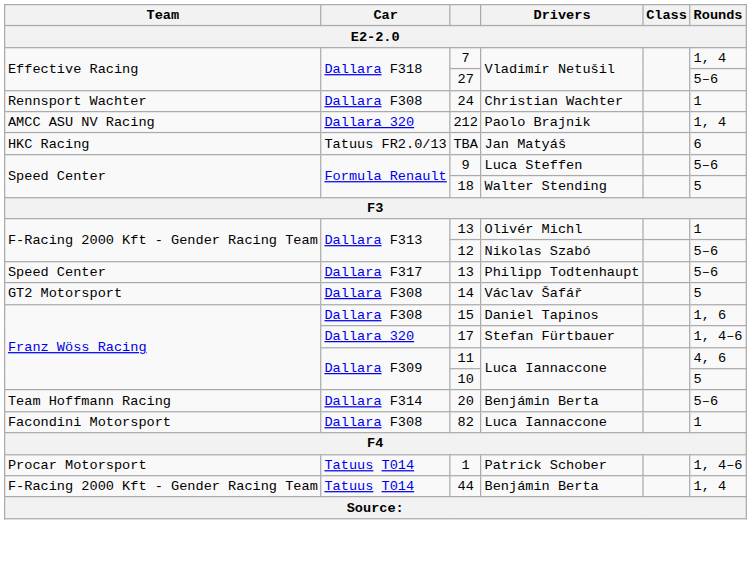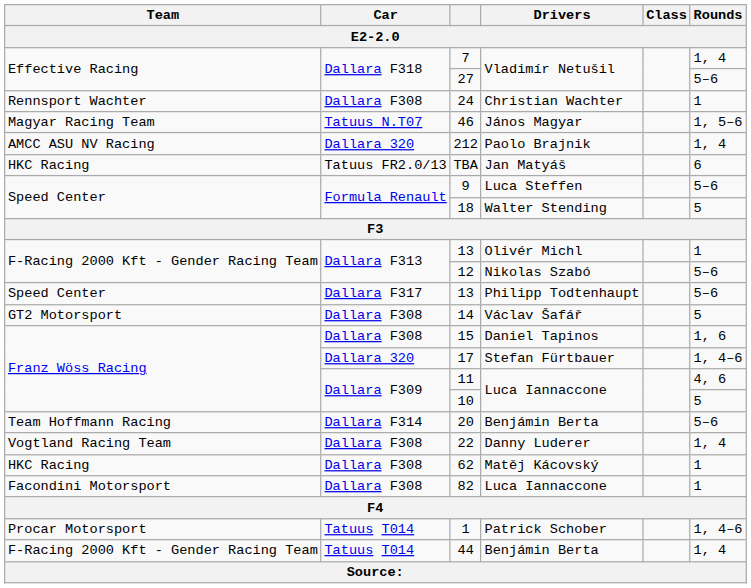+ row: (466, 122)
+ row: (466, 444)
+ row: (466, 465)
